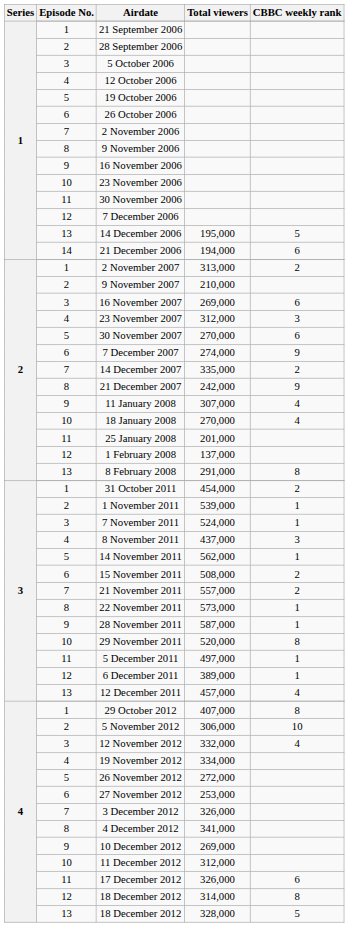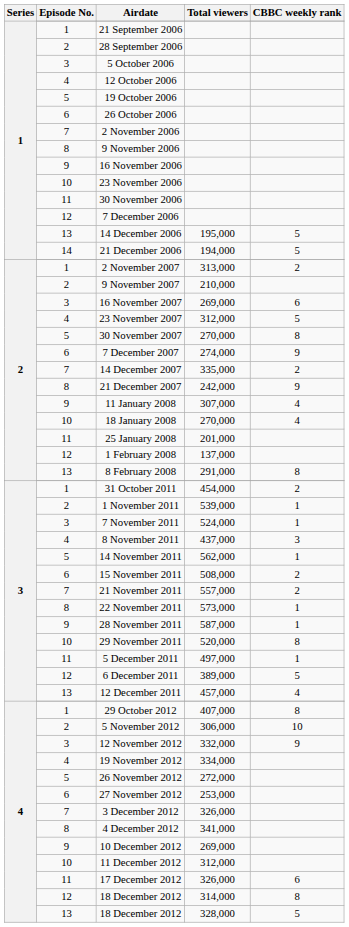(297, 251) 6 -> (297, 251) 5
(297, 319) 3 -> (297, 319) 5
(297, 336) 6 -> (297, 336) 8
(297, 676) 1 -> (297, 676) 5
(297, 744) 4 -> (297, 744) 9
